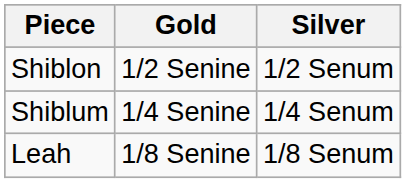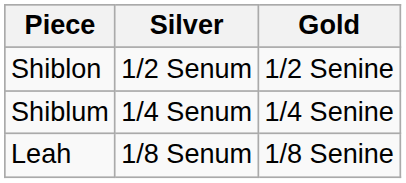columns swapped: (186, 25) <-> (328, 25)
